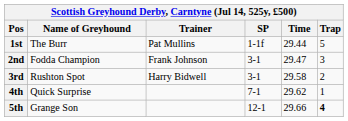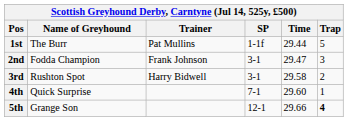(295, 92) 29.62 -> (295, 92) 29.60
